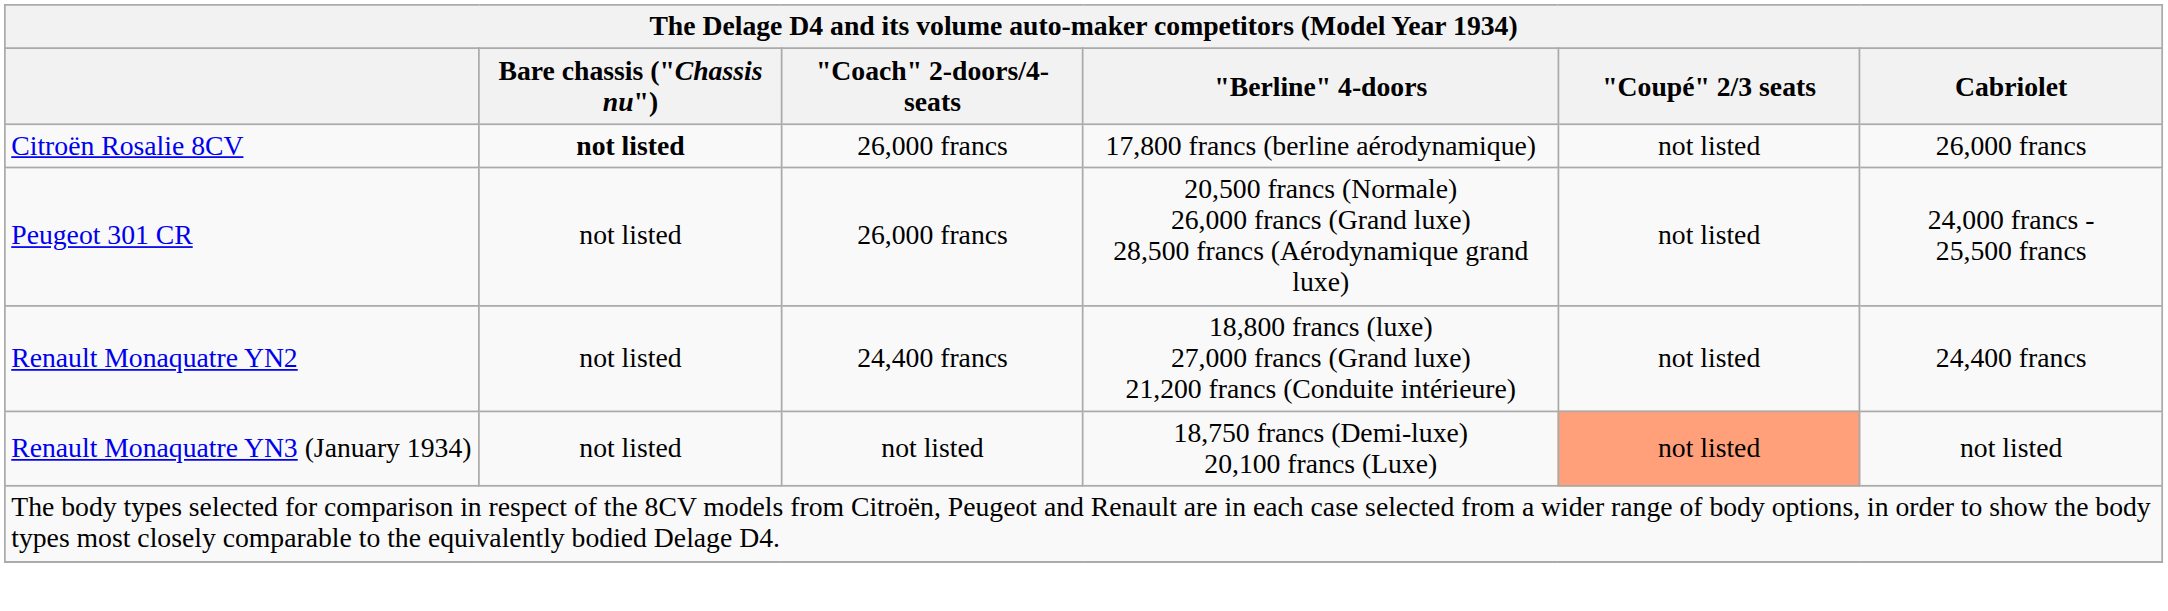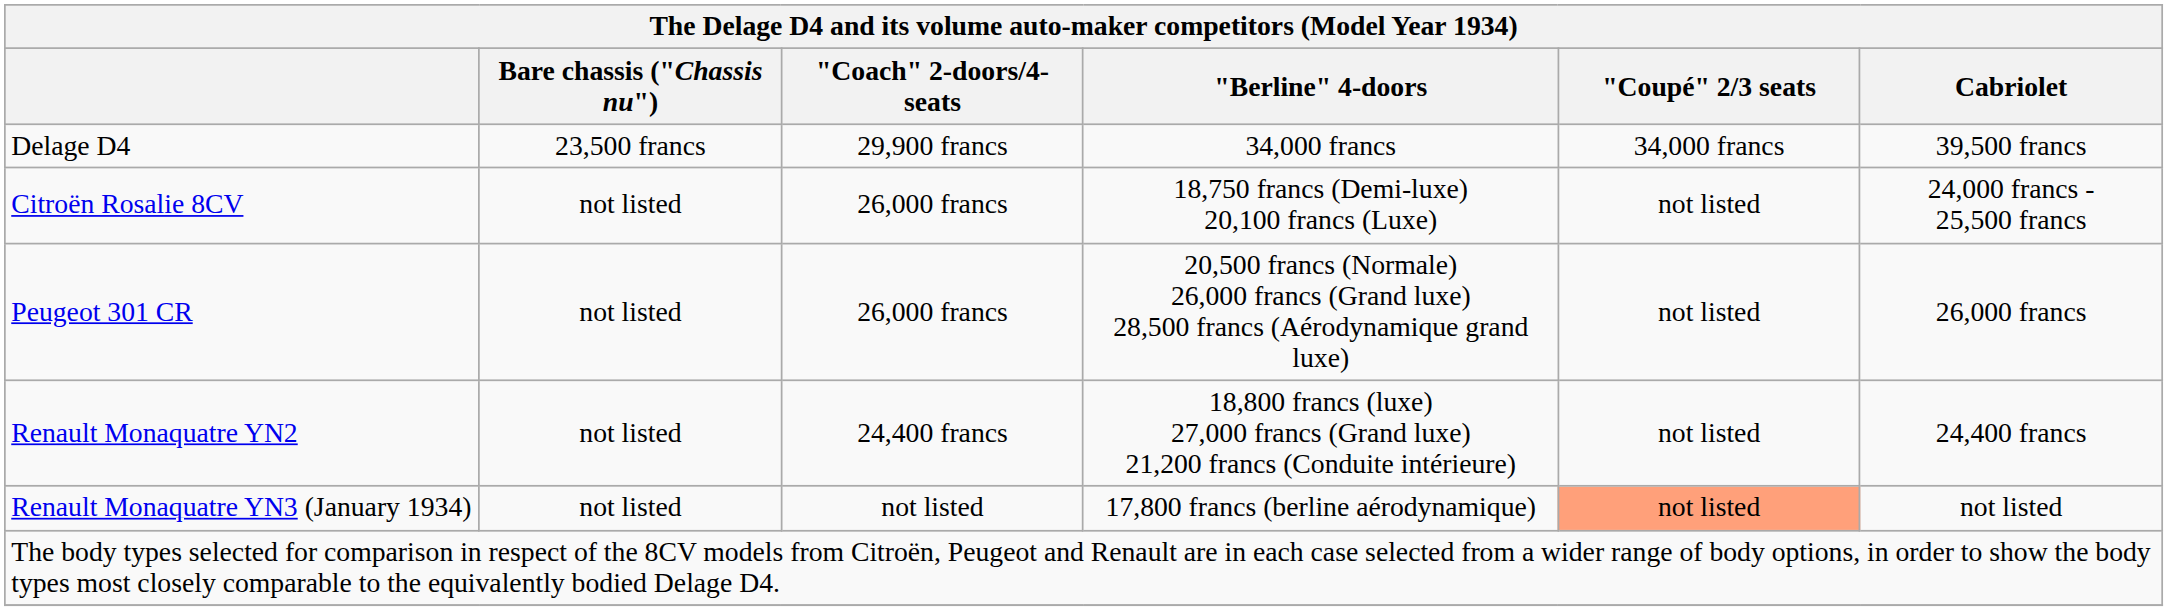+ row: (71, 145)
(630, 145) bold -> (630, 204) normal
(1321, 145) 17,800 francs (berline aérodynamique) -> (1321, 204) 18,750 francs (Demi-luxe) 20,100 francs (Luxe)
(2011, 145) 26,000 francs -> (2011, 204) 24,000 francs - 25,500 francs
(2011, 235) 24,000 francs - 25,500 francs -> (2011, 311) 26,000 francs
(1321, 448) 18,750 francs (Demi-luxe) 20,100 francs (Luxe) -> (1321, 507) 17,800 francs (berline aérodynamique)
